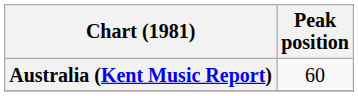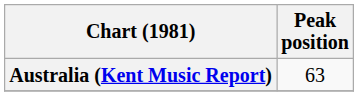(315, 74) 60 -> (315, 74) 63
